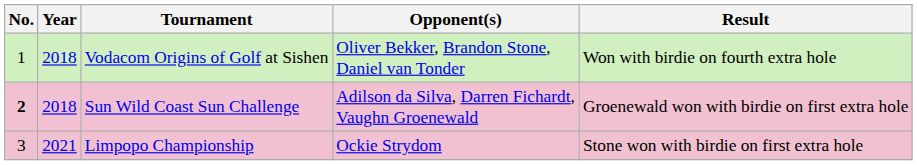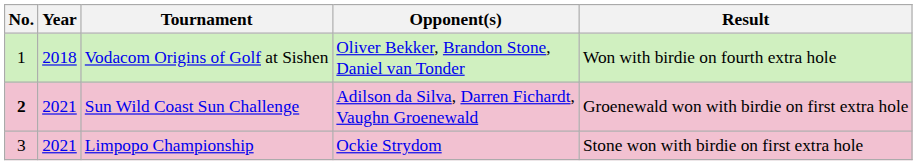(59, 106) 2018 -> (59, 106) 2021
